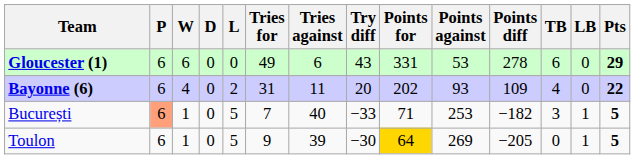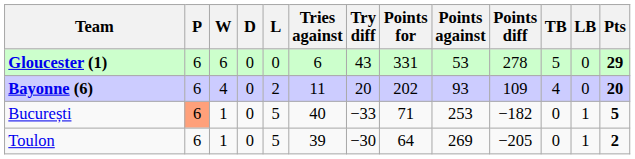- column: (267, 26)
(556, 62) 6 -> (556, 62) 5
(615, 88) 22 -> (615, 88) 20
(556, 114) 3 -> (556, 114) 0
(406, 140) gold background -> (406, 140) no background
(615, 140) 5 -> (615, 140) 2
